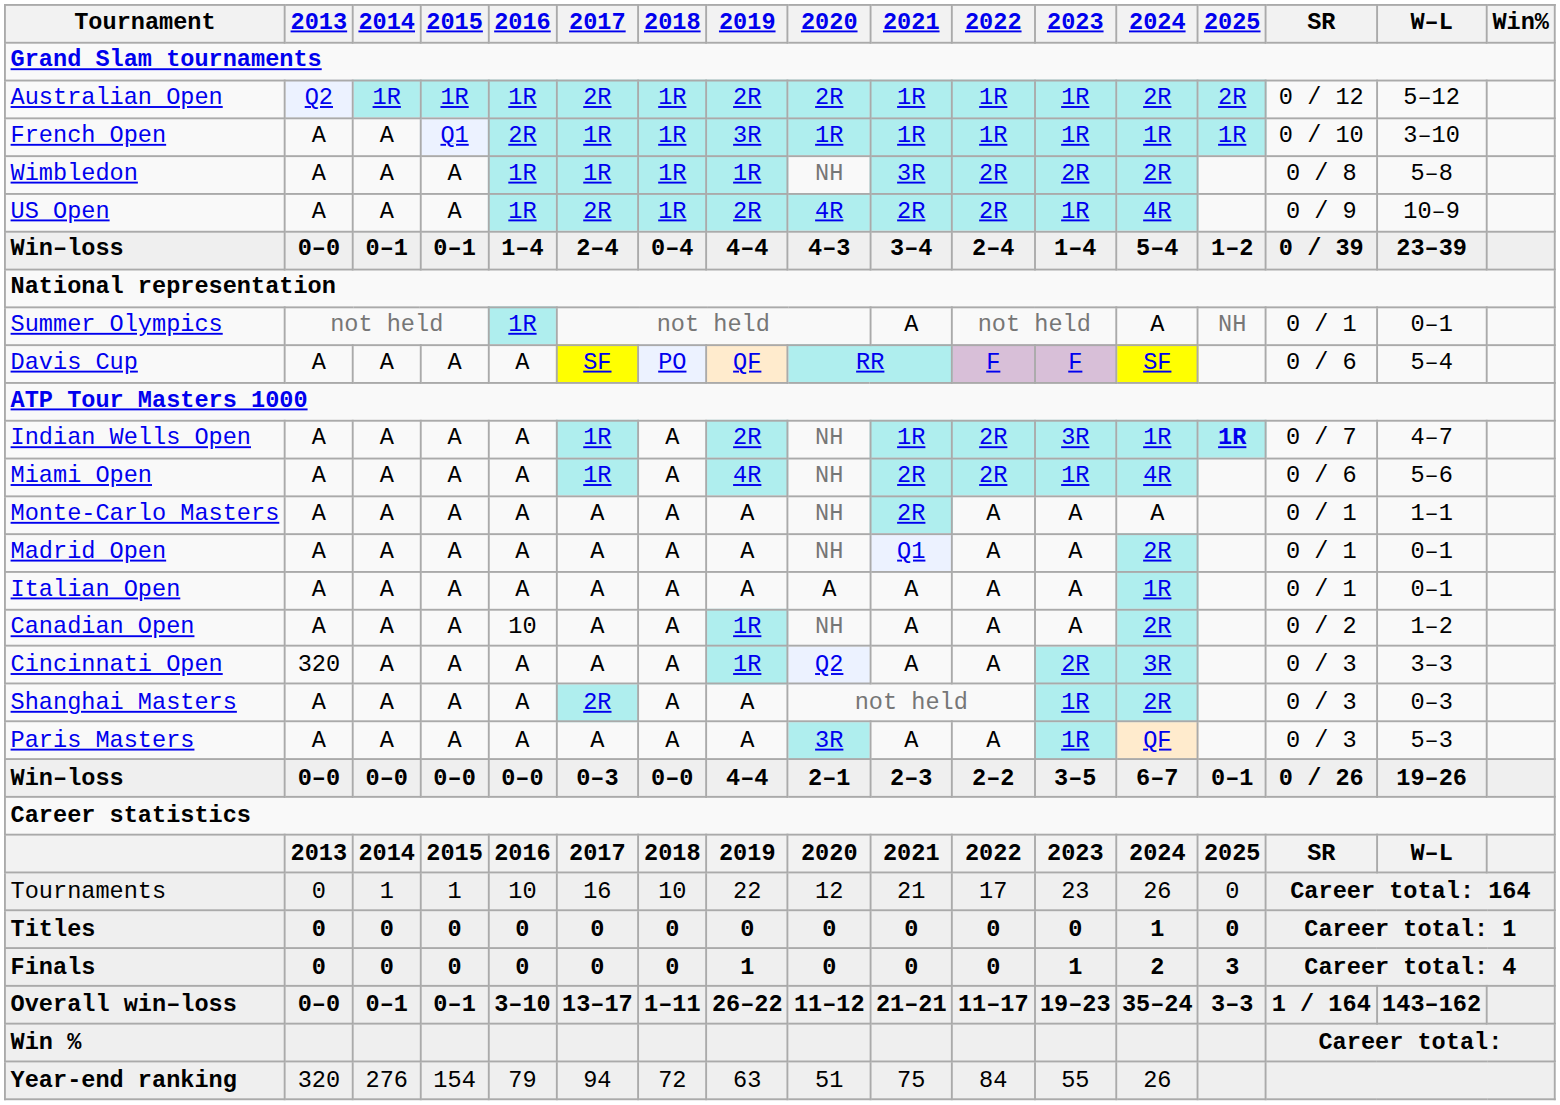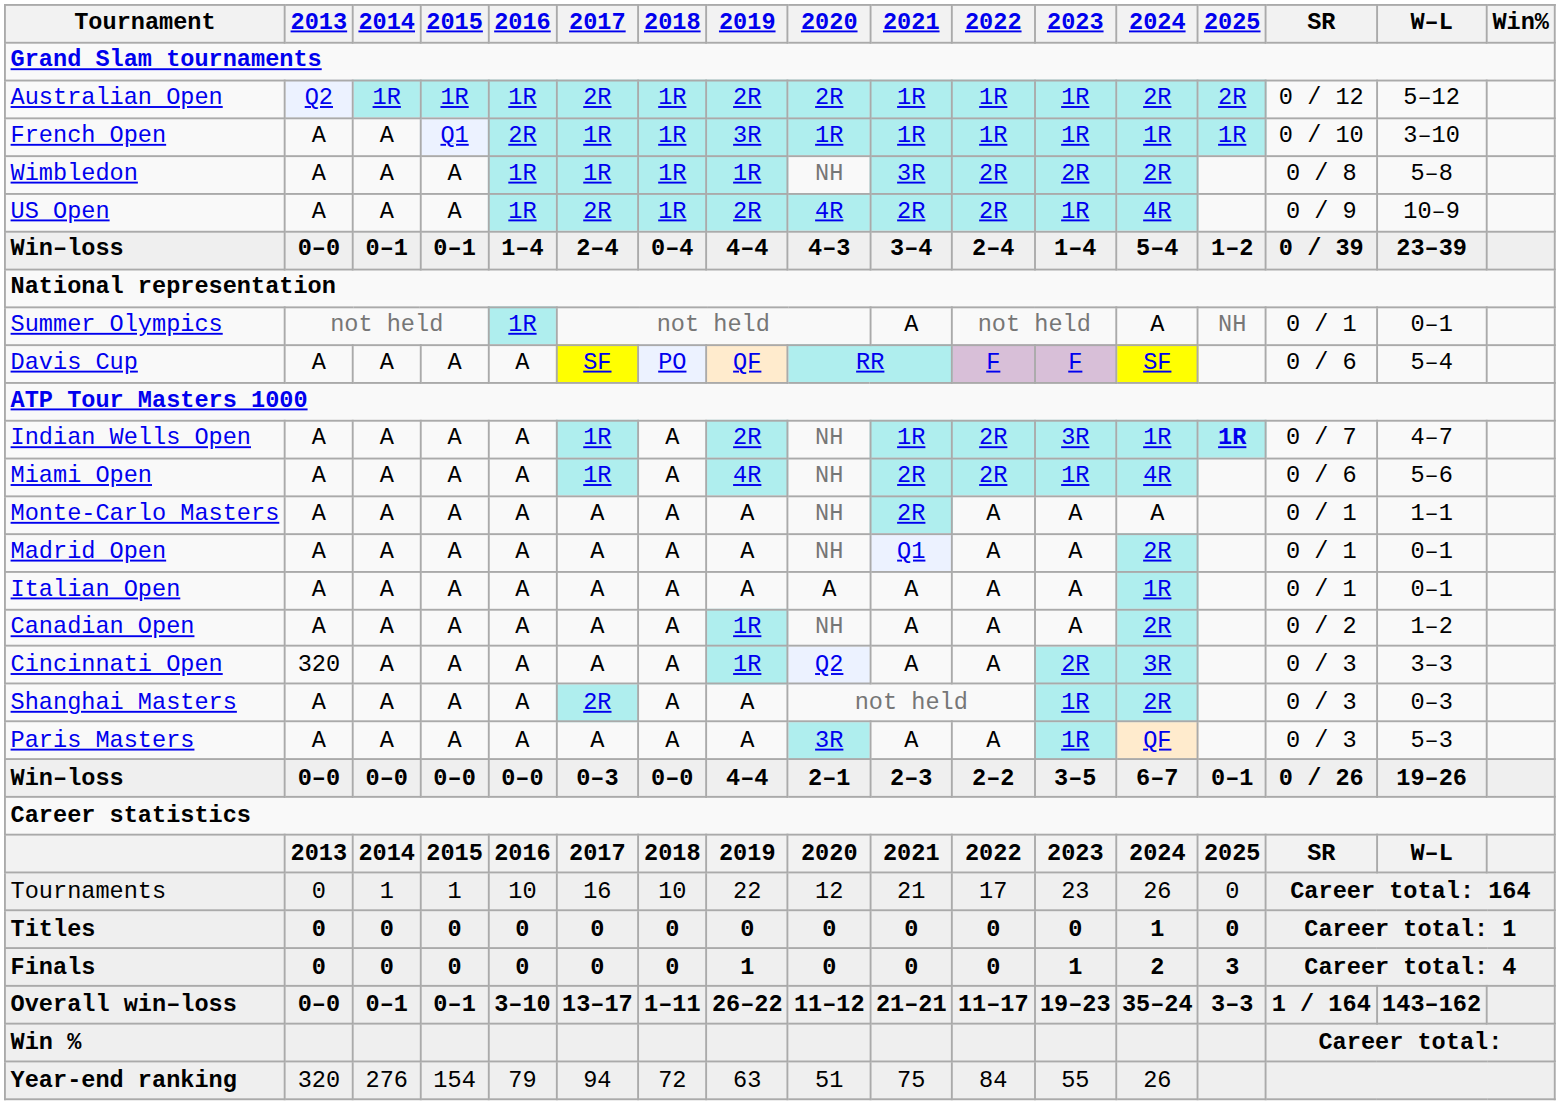(522, 628) 10 -> (522, 628) A
